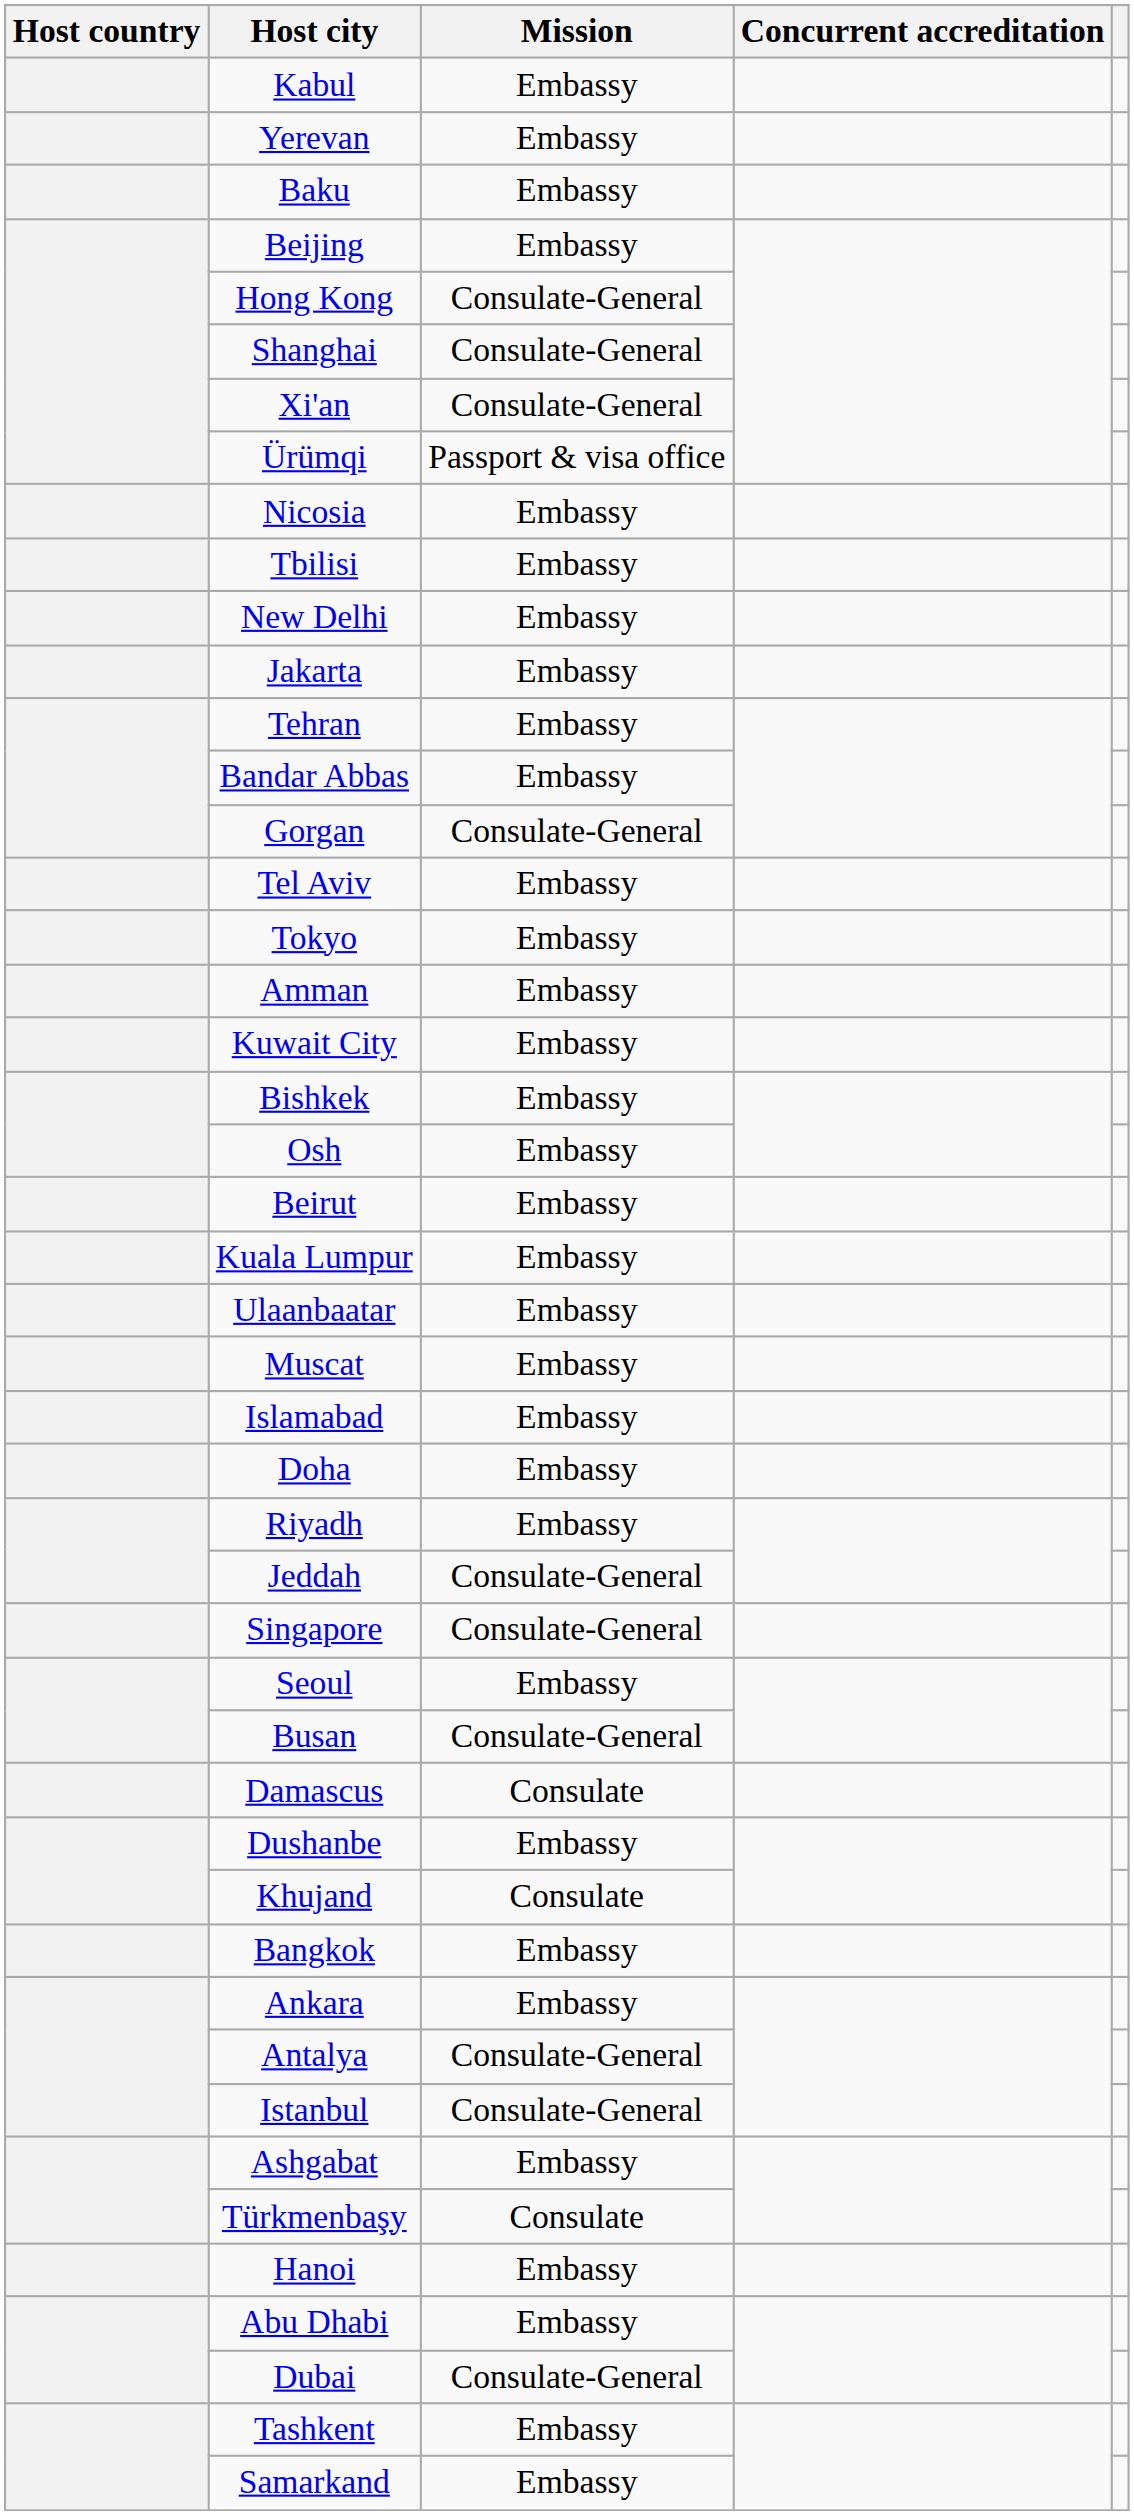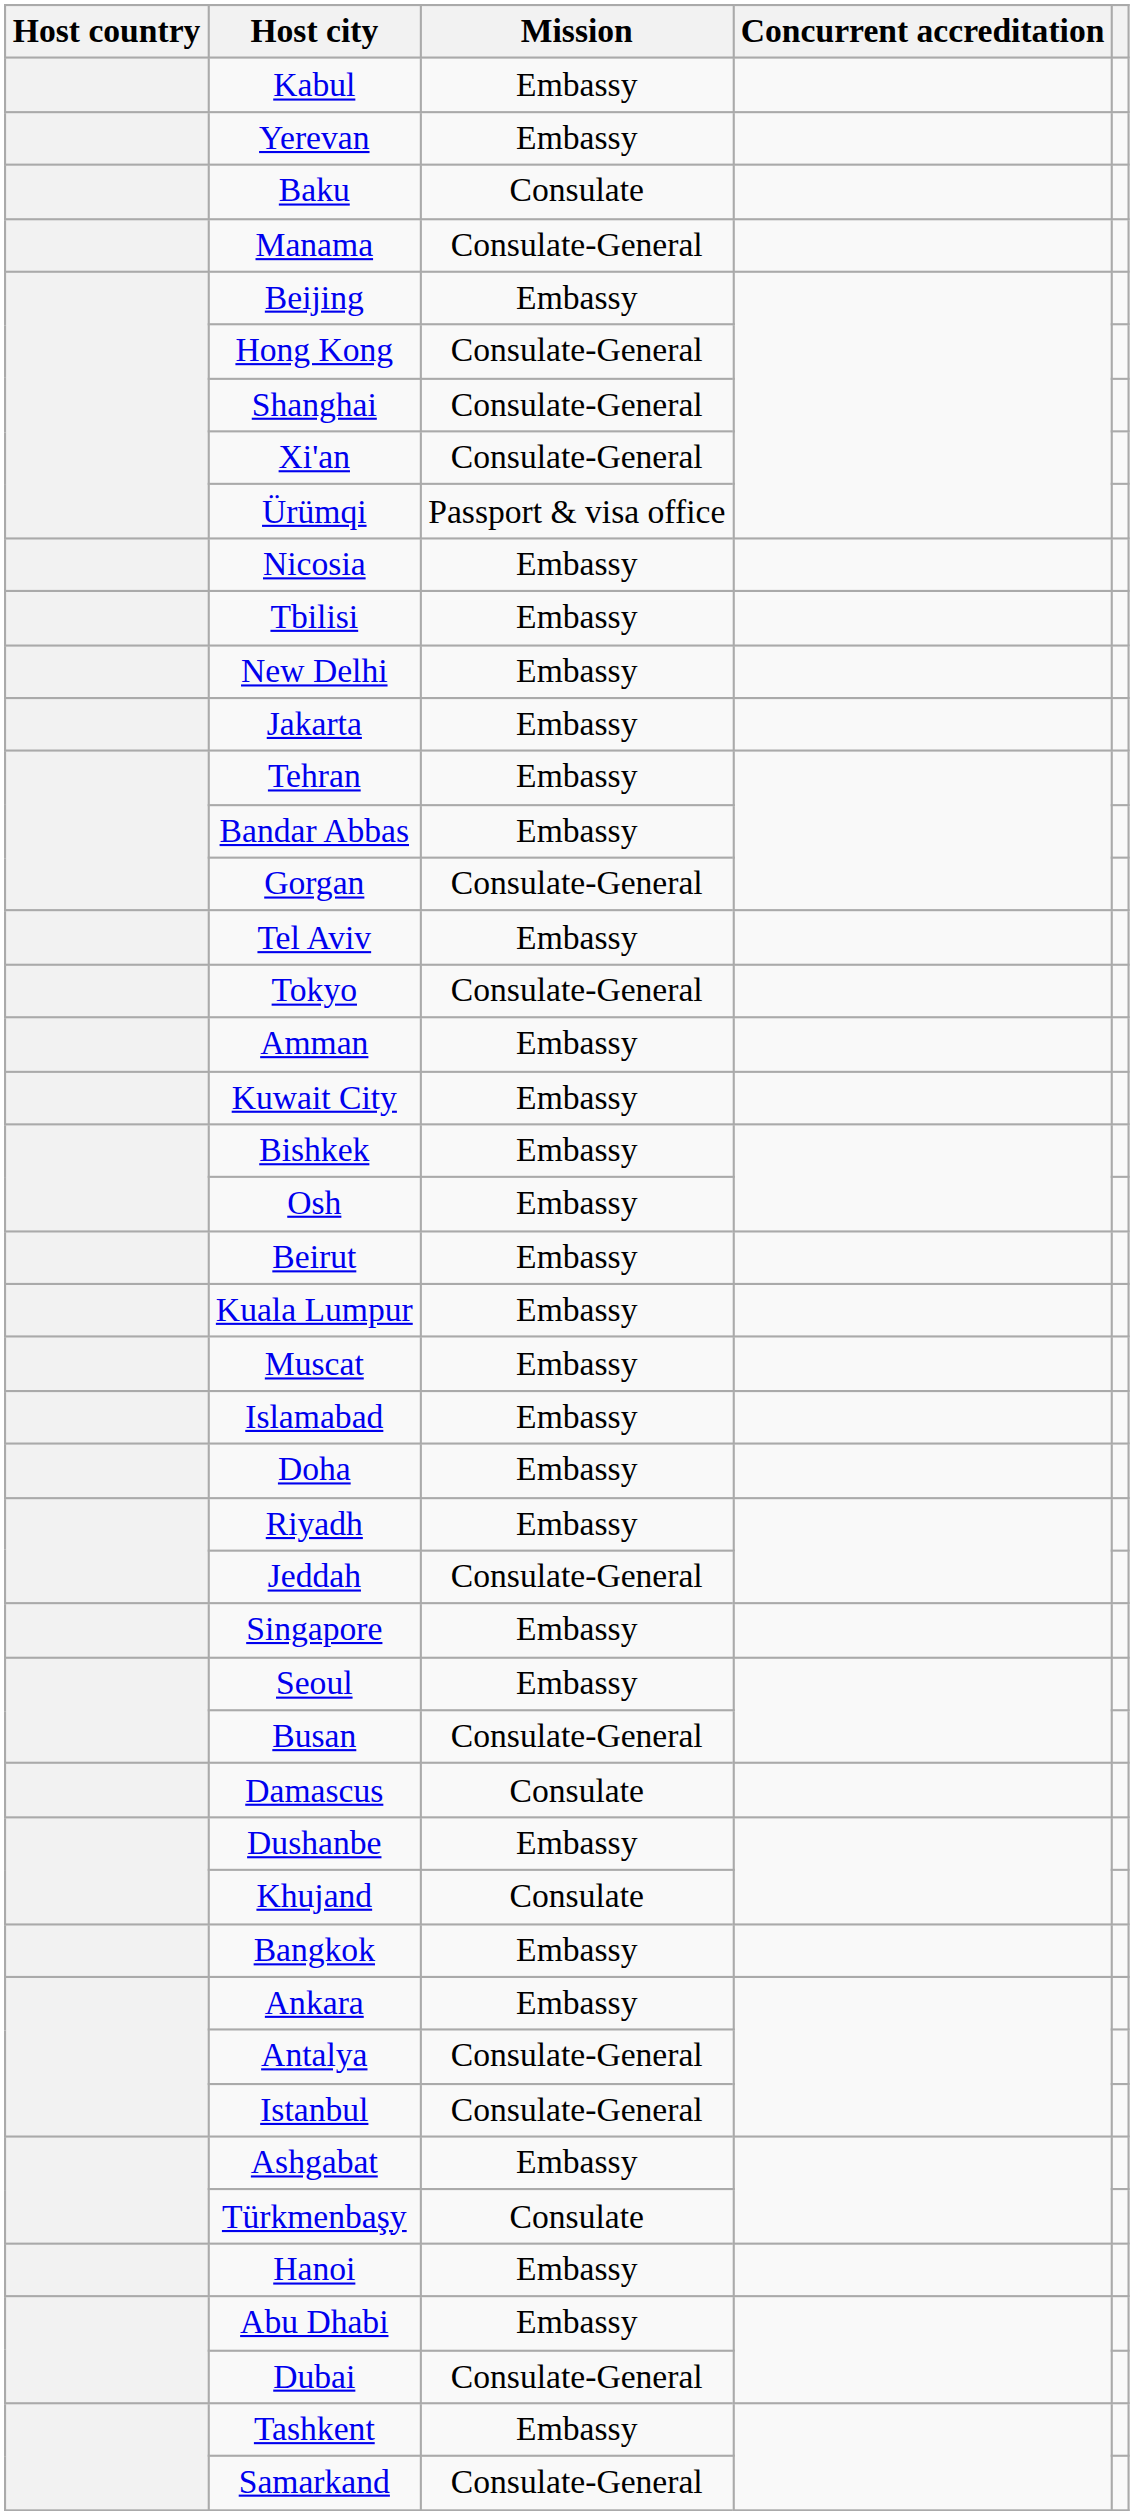(577, 191) Embassy -> (577, 191) Consulate
+ row: (314, 244)
(577, 937) Embassy -> (577, 990) Consulate-General
- row: (314, 1310)
(577, 1629) Consulate-General -> (577, 1629) Embassy
(577, 2482) Embassy -> (577, 2482) Consulate-General
